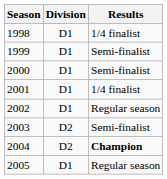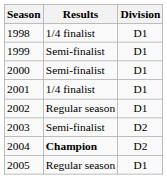columns swapped: (66, 14) <-> (126, 14)
